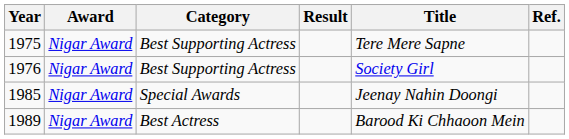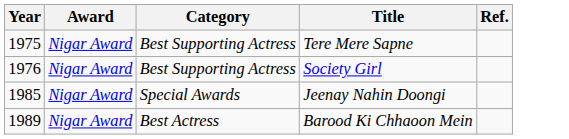- column: (326, 17)
